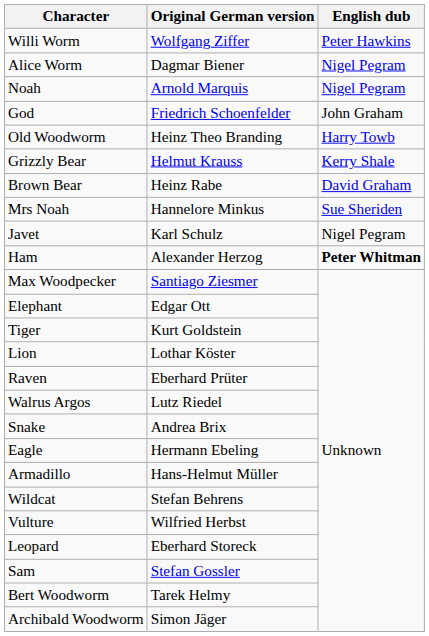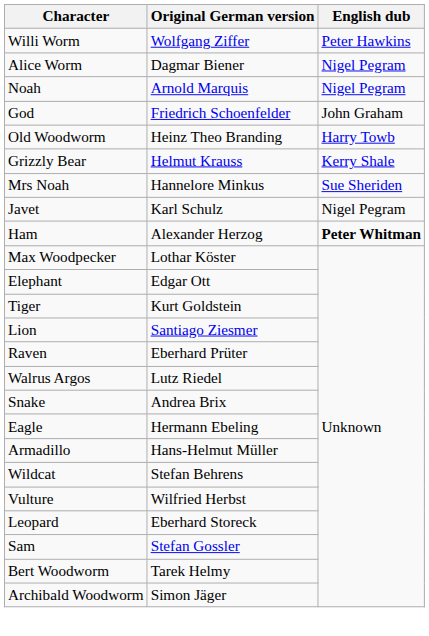- row: (45, 185)
(204, 281) Santiago Ziesmer -> (193, 257) Lothar Köster
(193, 354) Lothar Köster -> (204, 329) Santiago Ziesmer
